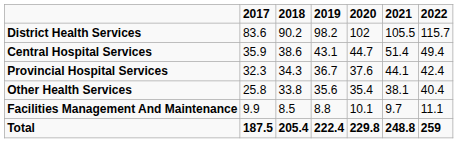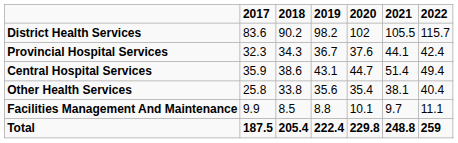rows swapped: (80, 52) <-> (88, 71)
